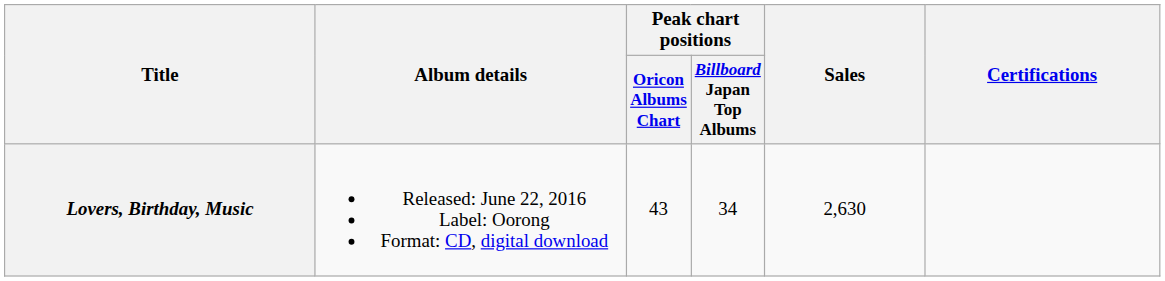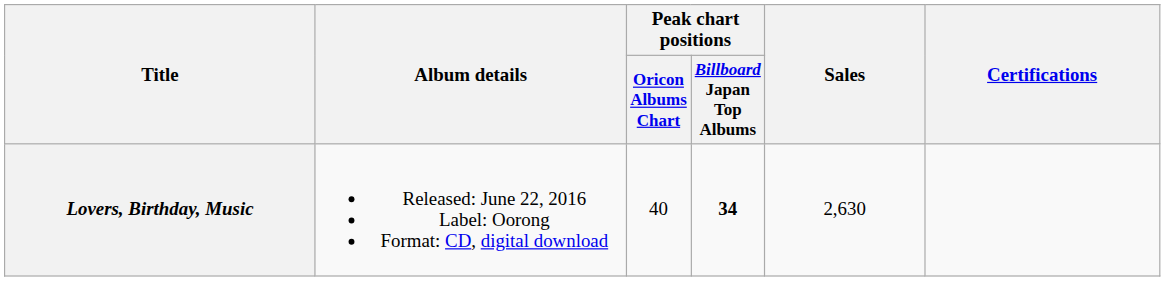(658, 209) 43 -> (658, 209) 40
(728, 209) normal -> (728, 209) bold
